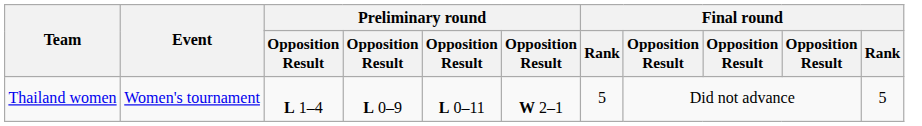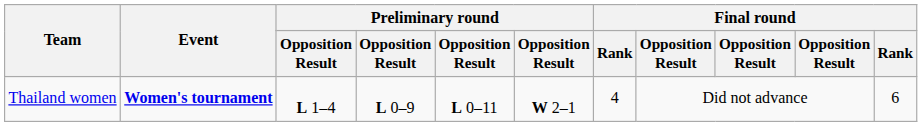(192, 98) normal -> (198, 98) bold
(602, 98) 5 -> (615, 98) 4
(883, 98) 5 -> (895, 98) 6
